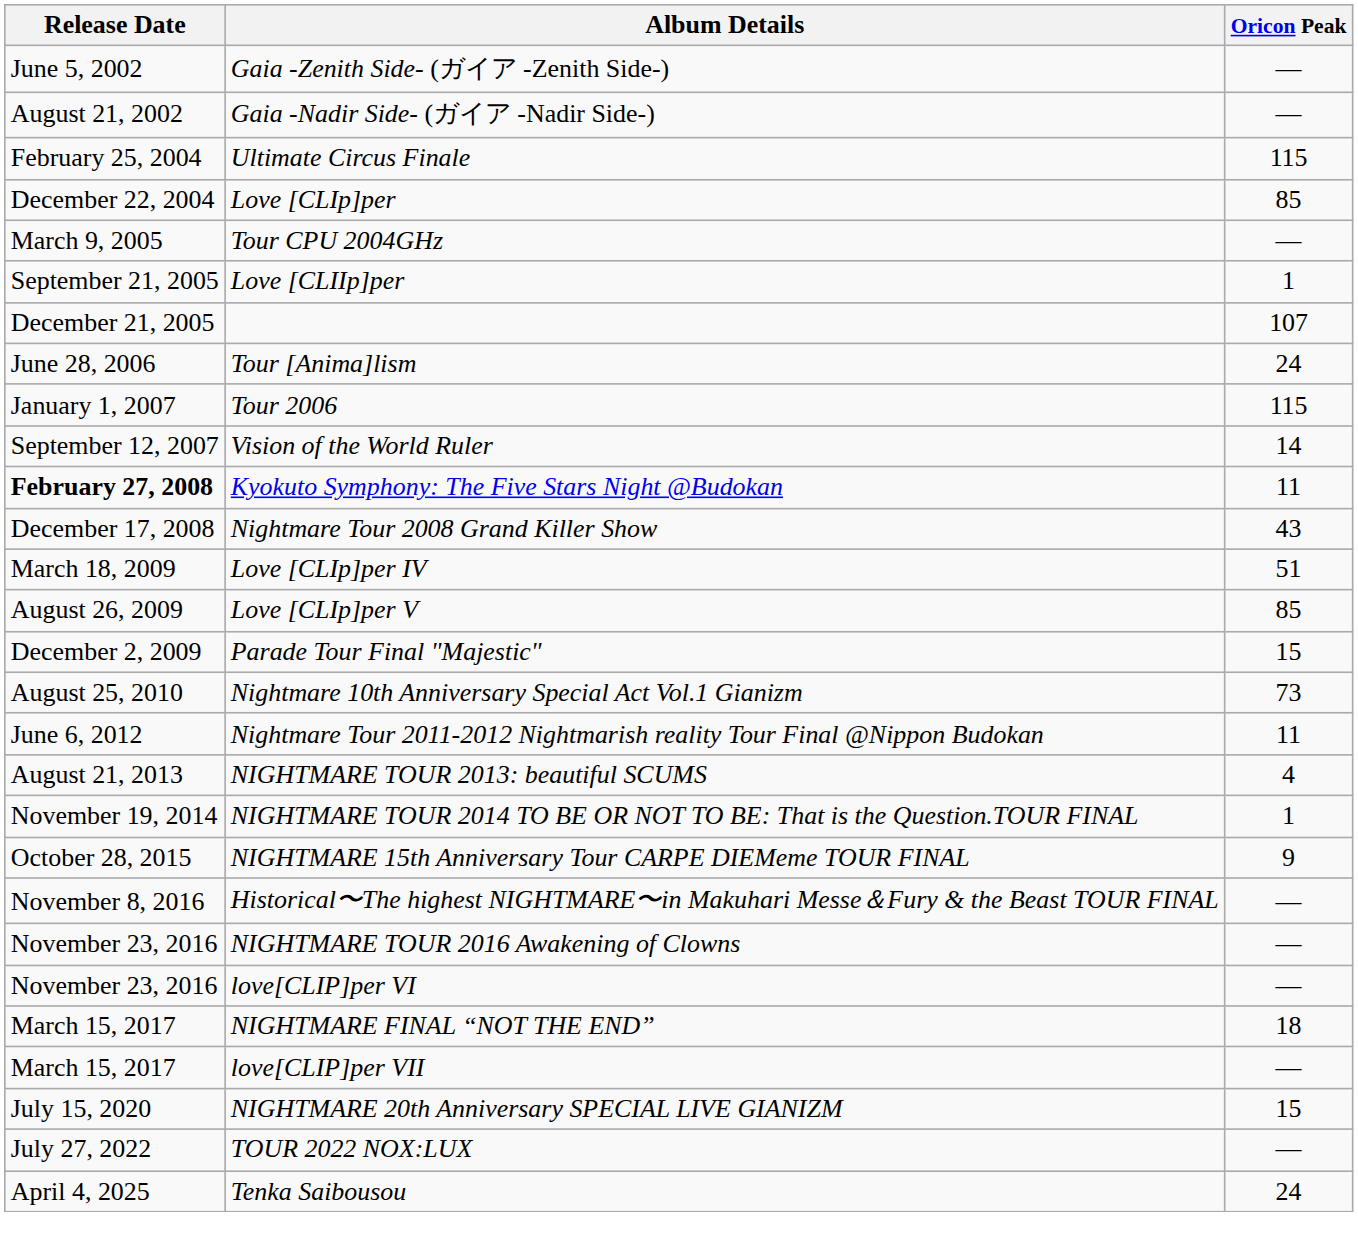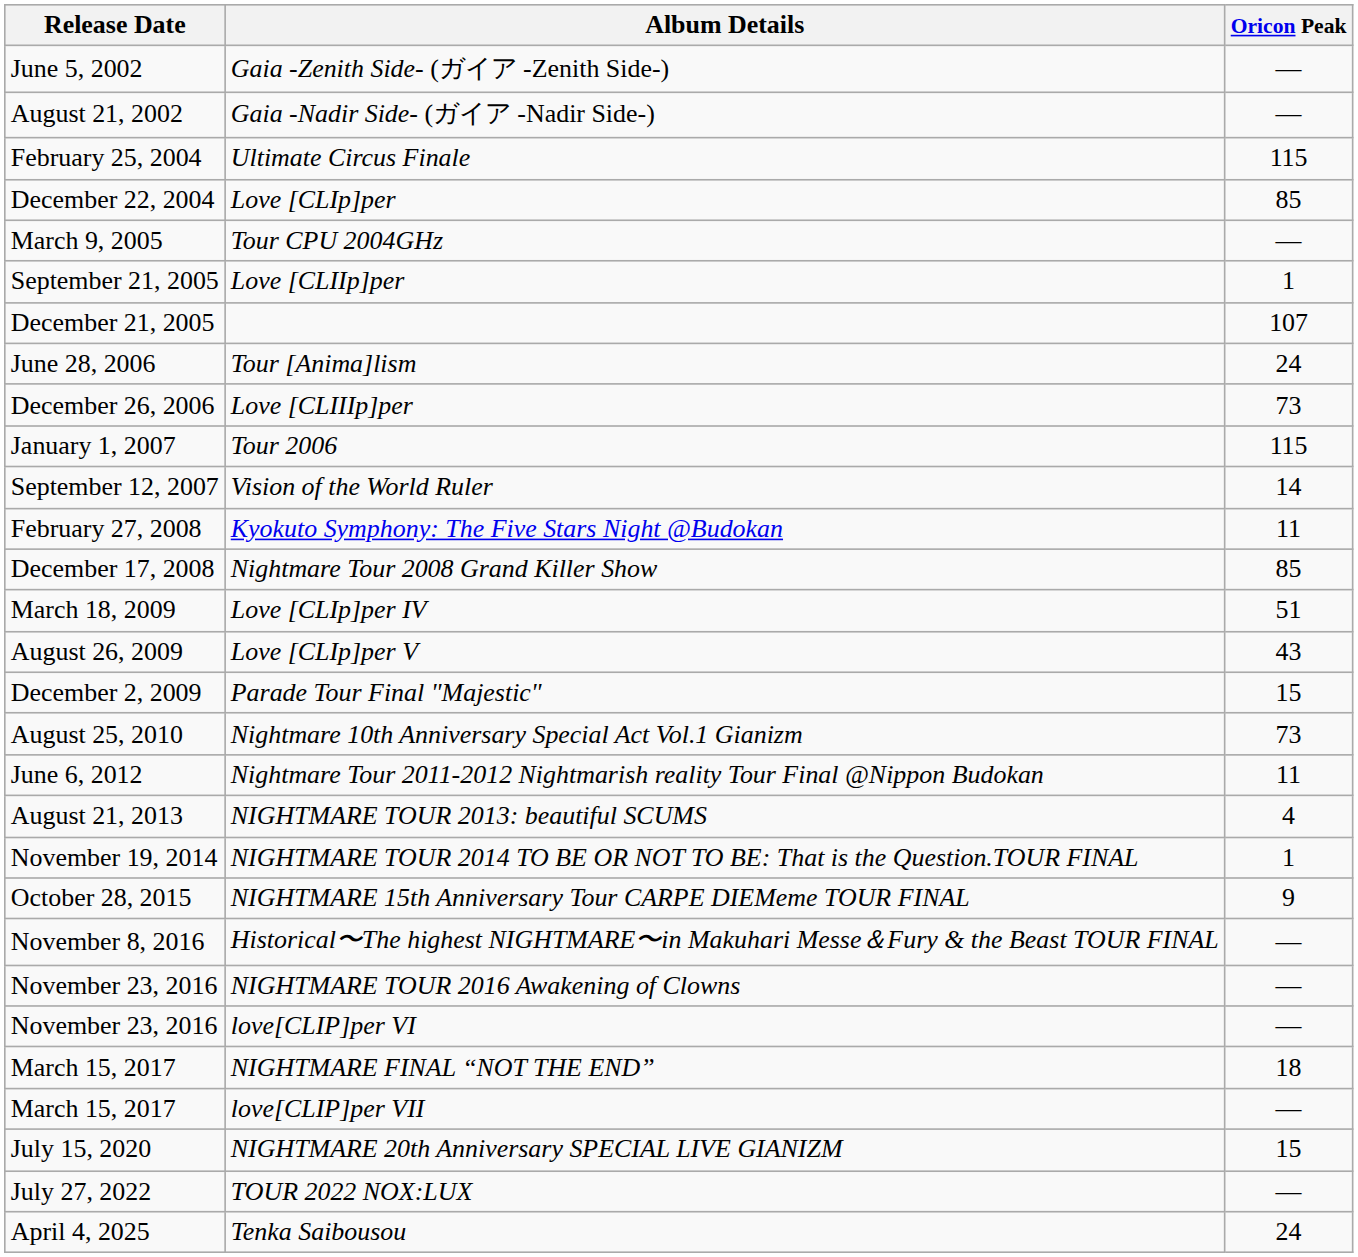+ row: (322, 404)
(112, 486) bold -> (106, 528) normal
(1289, 528) 43 -> (1289, 569) 85
(1289, 610) 85 -> (1289, 651) 43
